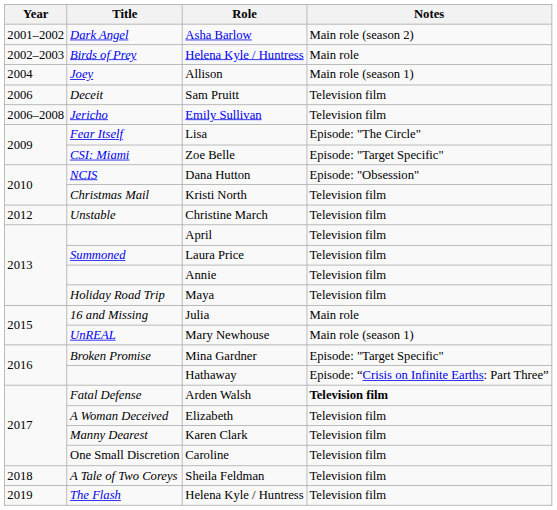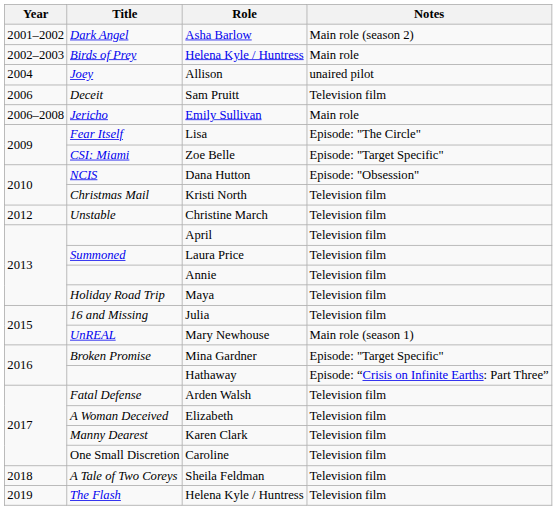(362, 74) Main role (season 1) -> (342, 74) unaired pilot
(348, 114) Television film -> (334, 114) Main role
(334, 315) Main role -> (348, 315) Television film
(349, 395) bold -> (348, 395) normal
